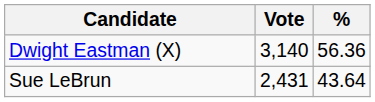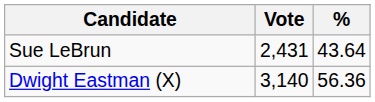rows swapped: (95, 50) <-> (60, 81)
